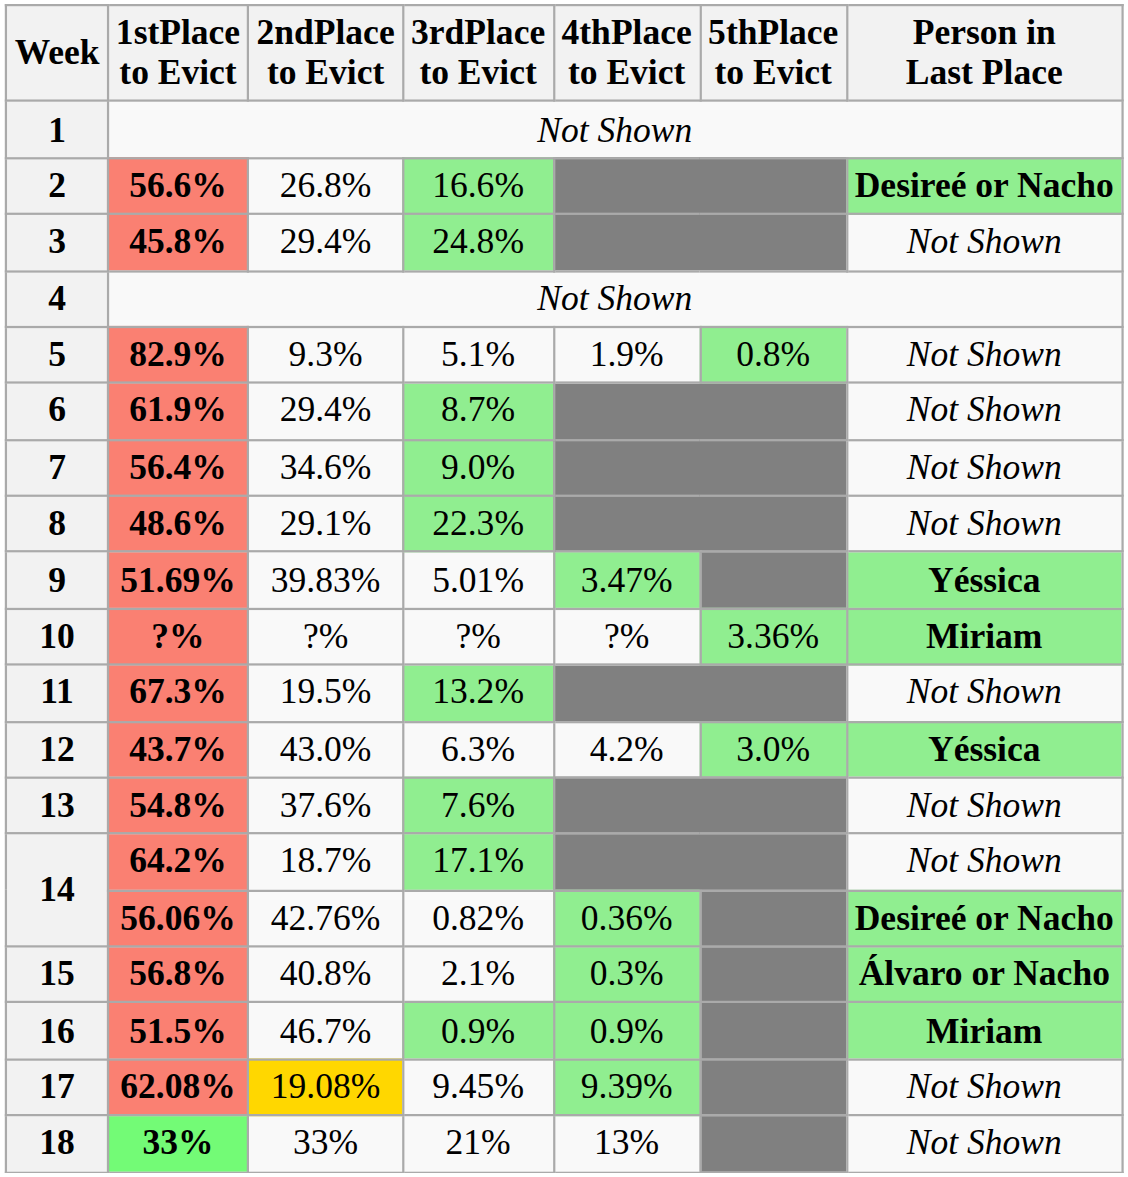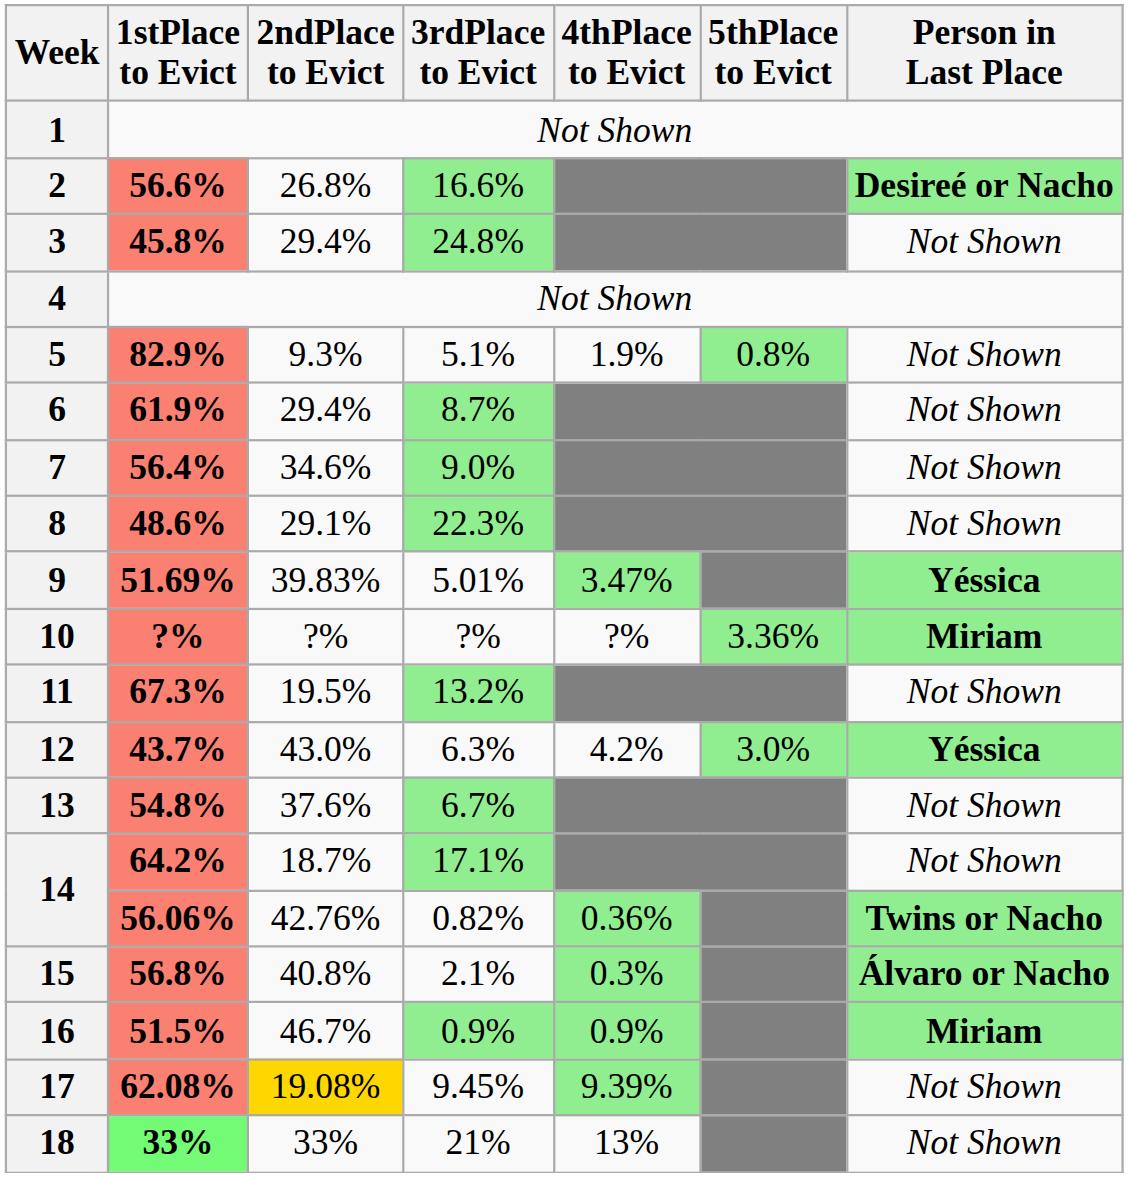(478, 804) 7.6% -> (478, 804) 6.7%
(984, 917) Desireé or Nacho -> (984, 917) Twins or Nacho
